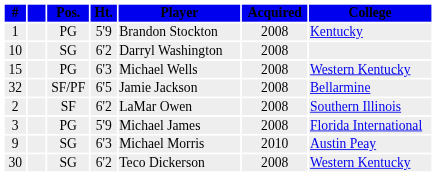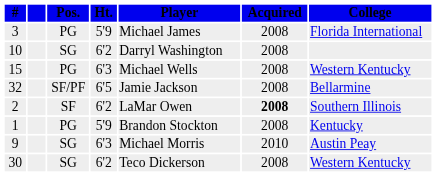rows swapped: (15, 31) <-> (15, 125)
(275, 106) normal -> (275, 106) bold
